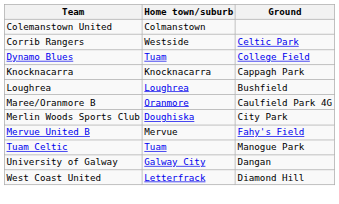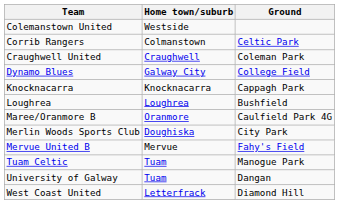(175, 27) Colmanstown -> (167, 27) Westside
(167, 42) Westside -> (175, 42) Colmanstown
+ row: (54, 57)
(155, 57) Tuam -> (175, 72) Galway City
(175, 162) Galway City -> (155, 177) Tuam
